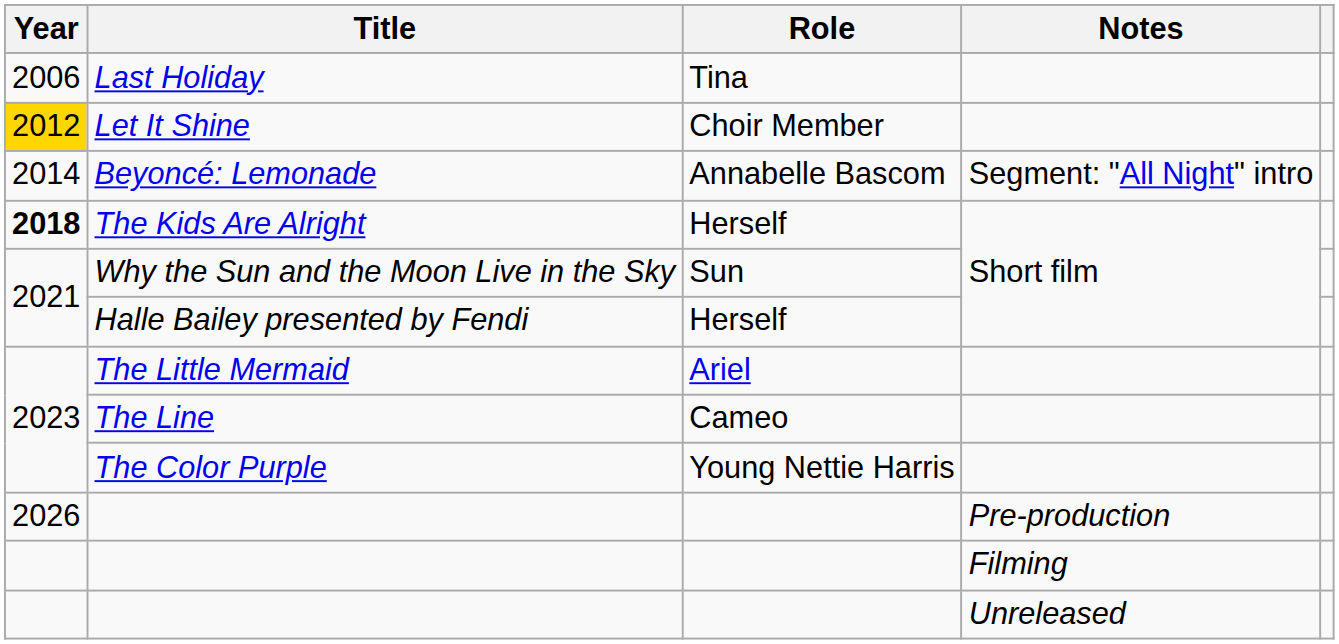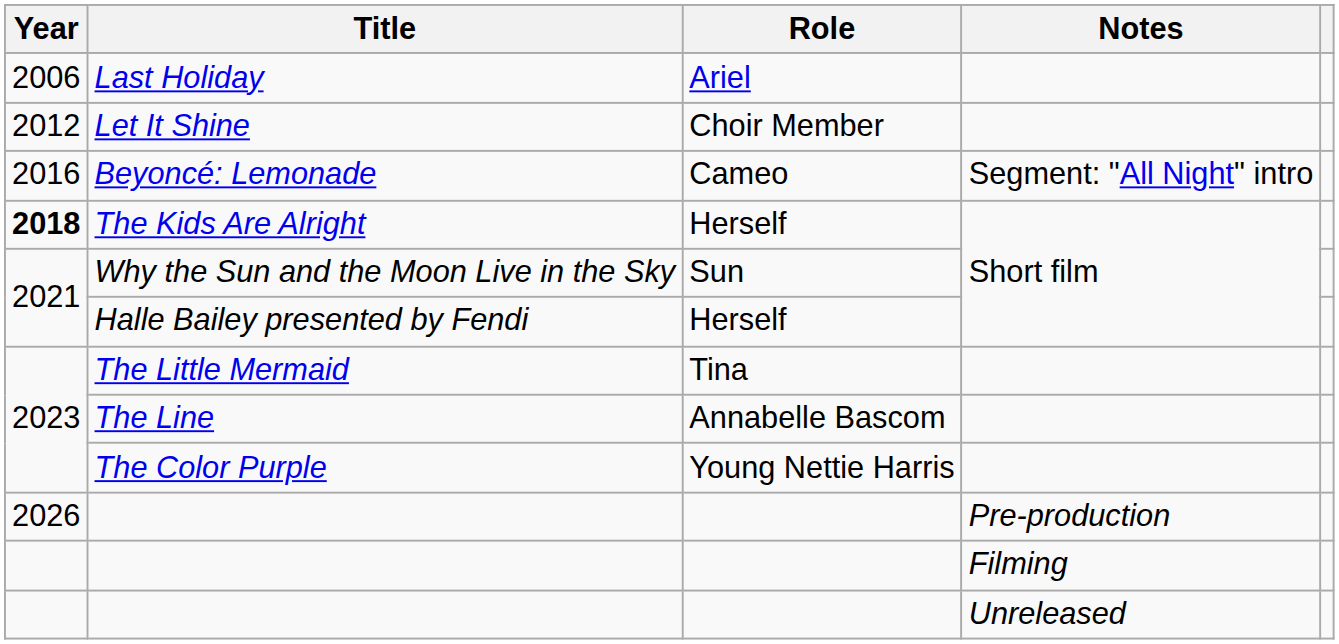(719, 77) Tina -> (720, 77) Ariel
(46, 126) gold background -> (46, 126) no background
(46, 175) 2014 -> (46, 175) 2016
(817, 175) Annabelle Bascom -> (739, 175) Cameo
(720, 369) Ariel -> (719, 369) Tina
(739, 418) Cameo -> (817, 418) Annabelle Bascom
